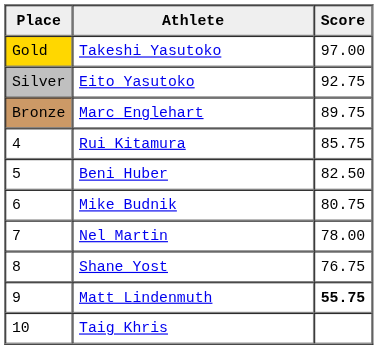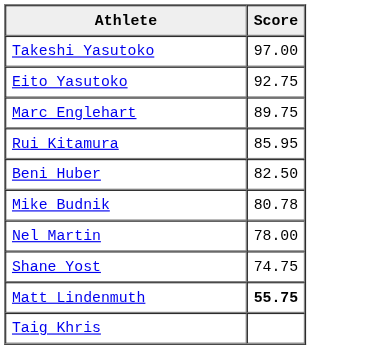- column: (39, 21)
(343, 144) 85.75 -> (276, 144) 85.95
(343, 205) 80.75 -> (276, 205) 80.78
(343, 267) 76.75 -> (276, 267) 74.75
